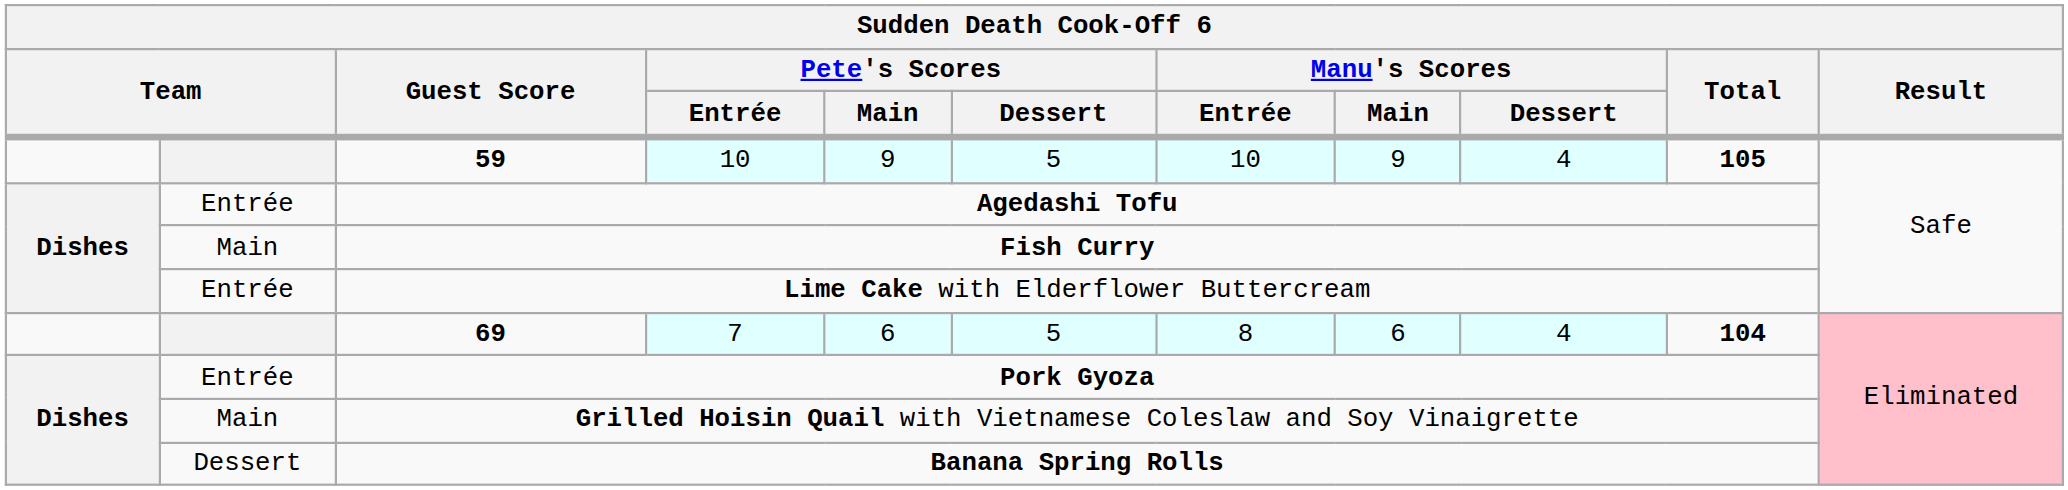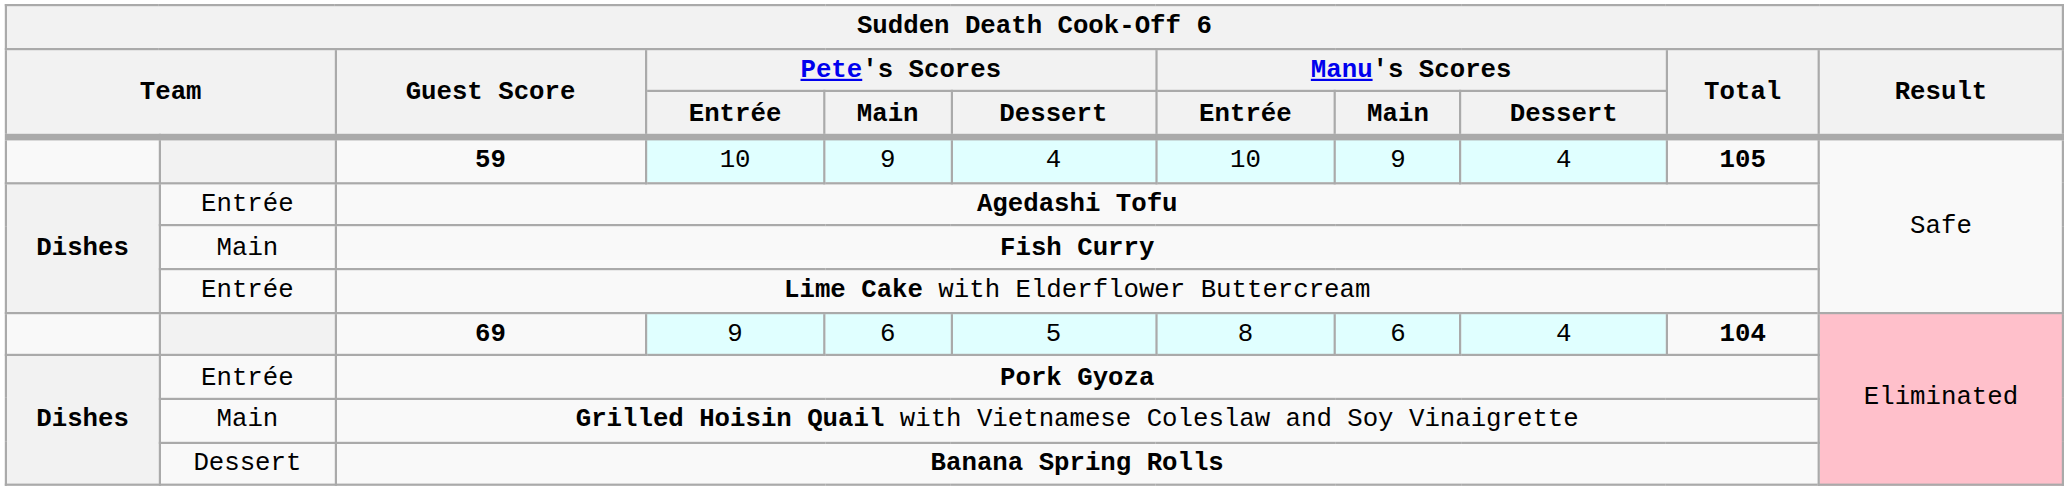(1053, 161) 5 -> (1053, 161) 4
(735, 334) 7 -> (735, 334) 9
